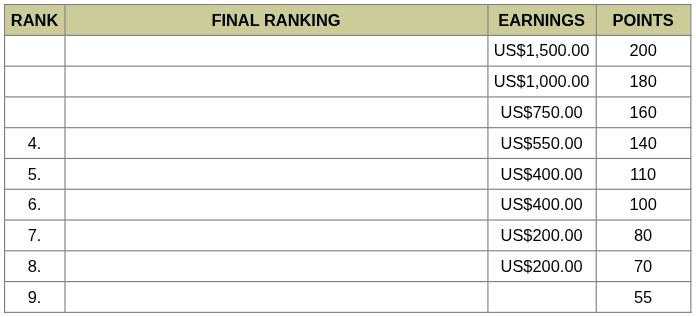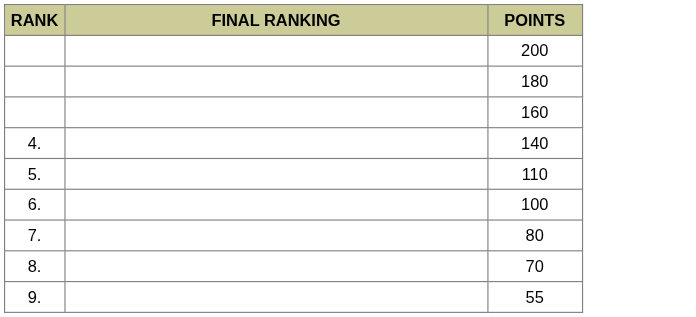- column: (542, 20)
